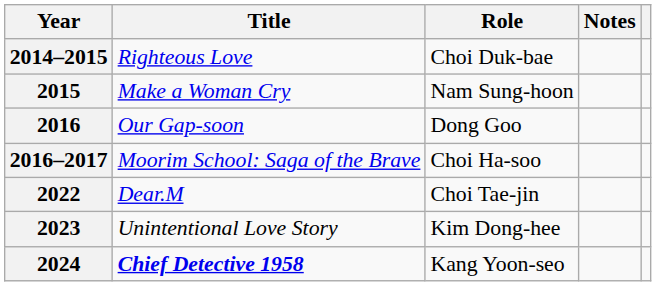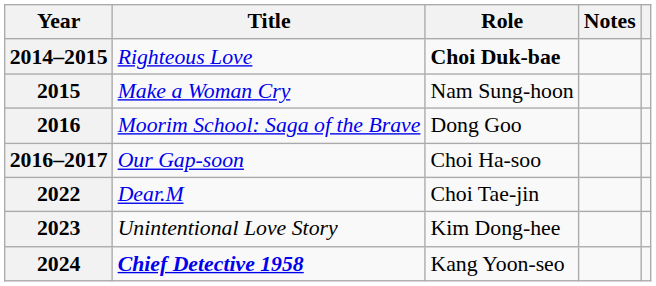(492, 56) normal -> (495, 56) bold
(181, 125) Our Gap-soon -> (269, 125) Moorim School: Saga of the Brave
(269, 159) Moorim School: Saga of the Brave -> (181, 159) Our Gap-soon
